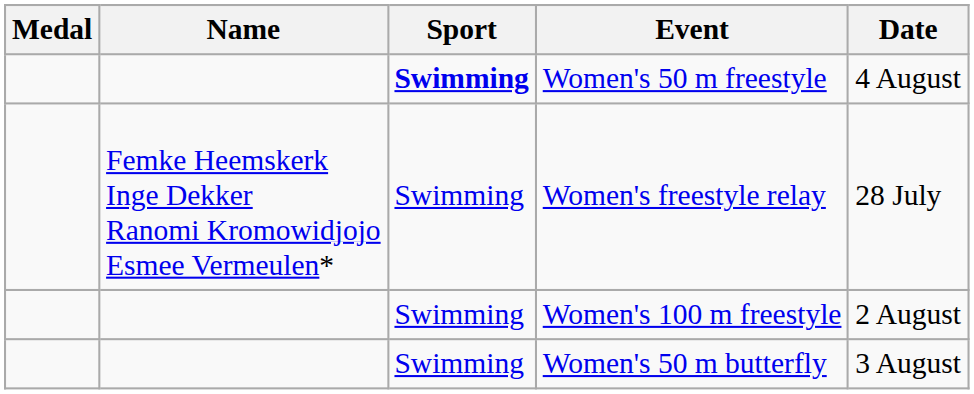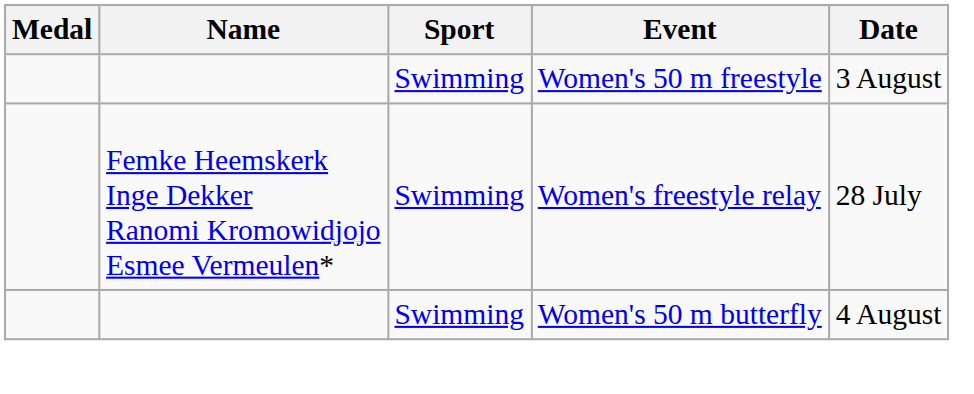(462, 77) bold -> (459, 77) normal
(908, 77) 4 August -> (888, 77) 3 August
- row: (692, 314)
(908, 363) 3 August -> (888, 314) 4 August
